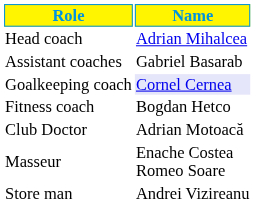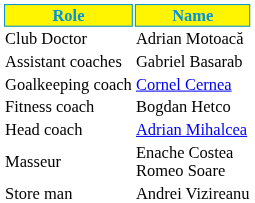rows swapped: (44, 39) <-> (46, 129)
(184, 84) lavender background -> (184, 84) no background
